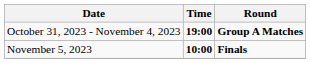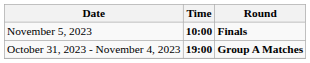rows swapped: (94, 31) <-> (49, 49)
